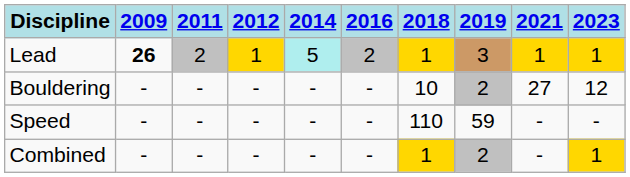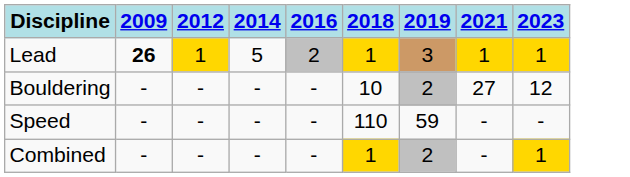- column: (200, 21)
(313, 54) paleturquoise background -> (257, 54) no background
